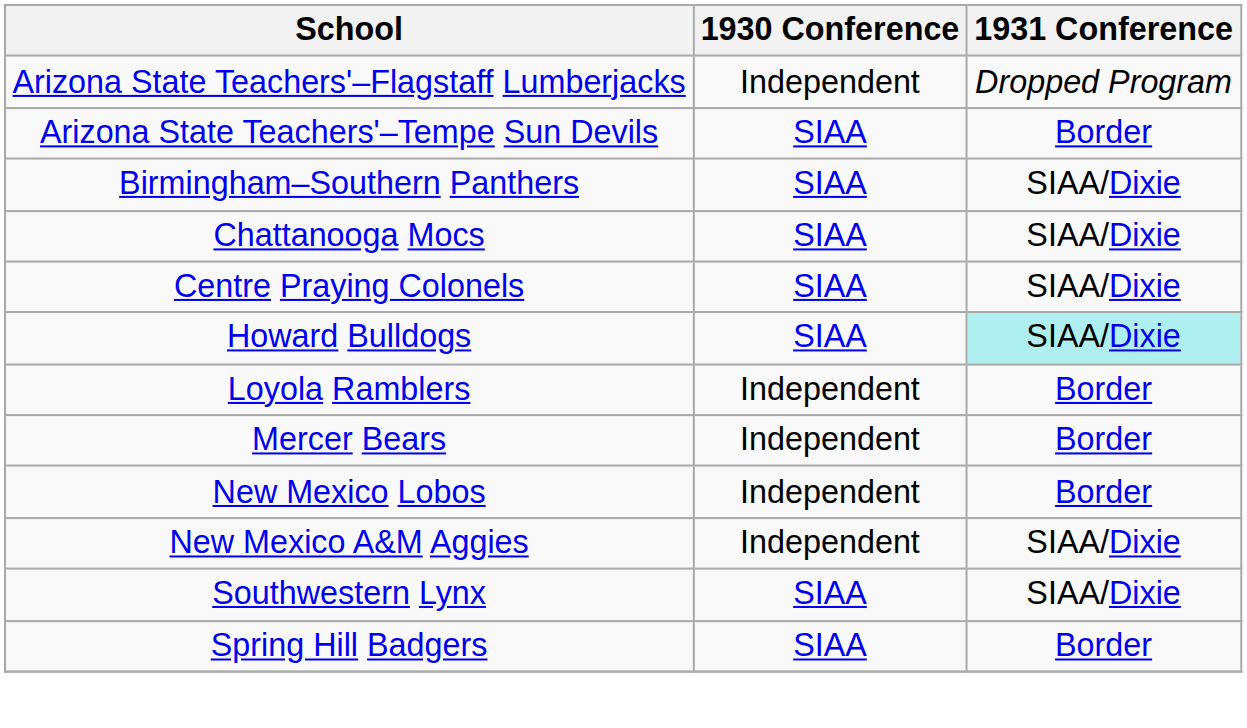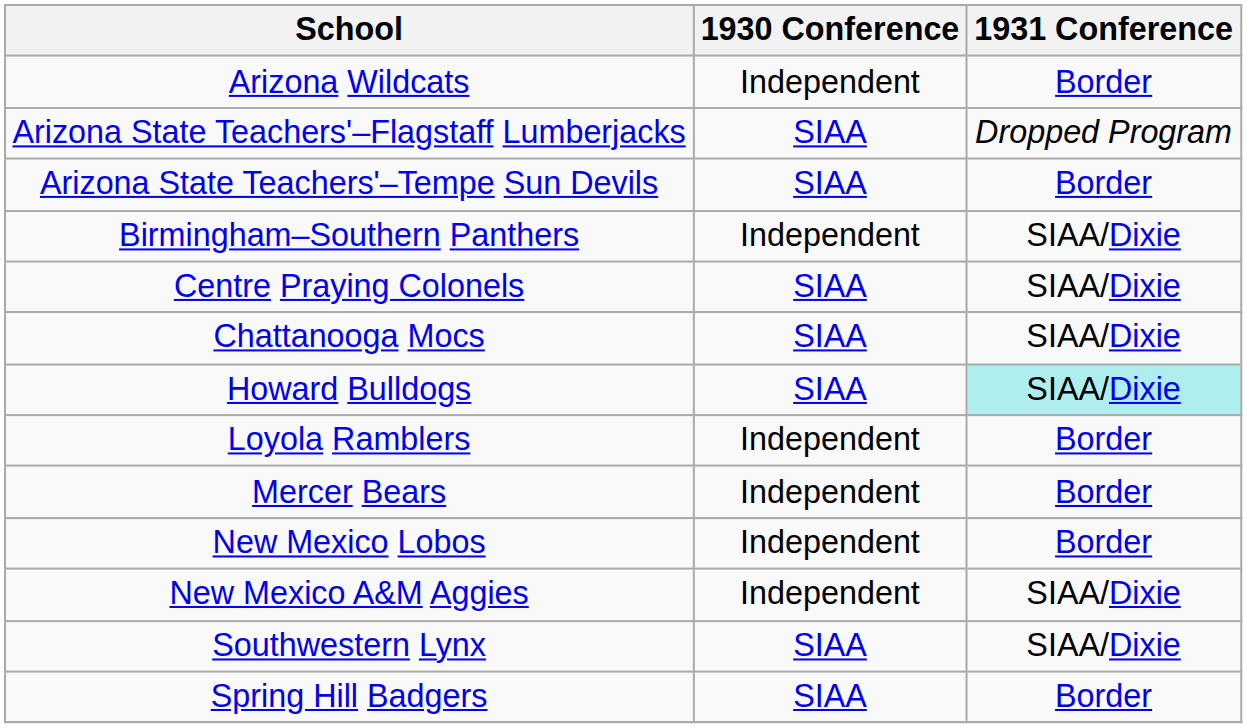+ row: (349, 81)
(830, 81) Independent -> (830, 132) SIAA
(830, 183) SIAA -> (830, 235) Independent
rows swapped: (349, 286) <-> (349, 235)
